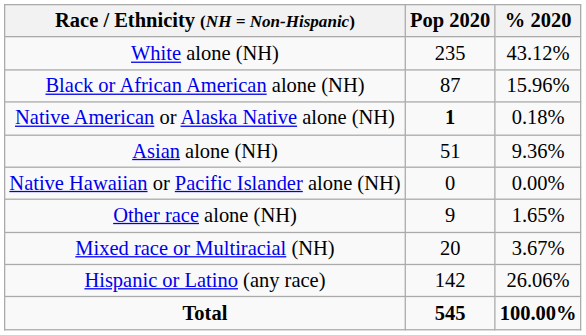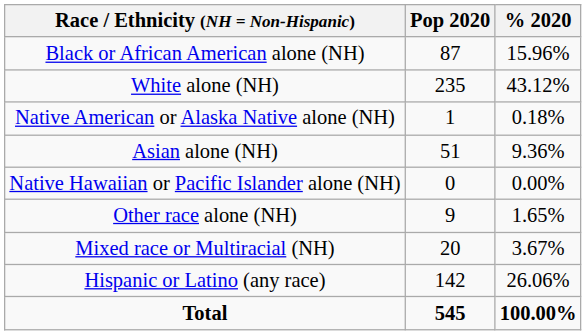rows swapped: (205, 53) <-> (205, 85)
(450, 118) bold -> (450, 118) normal
